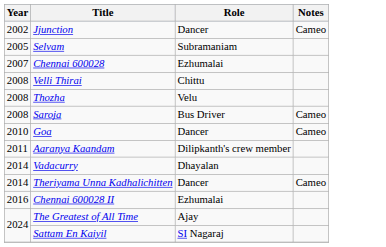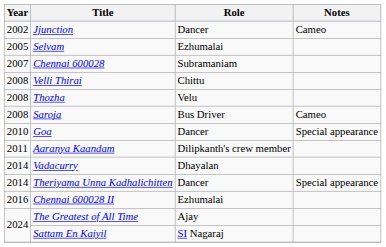(207, 47) Subramaniam -> (200, 47) Ezhumalai
(200, 64) Ezhumalai -> (207, 64) Subramaniam
(311, 132) Cameo -> (337, 132) Special appearance
(311, 183) Cameo -> (337, 183) Special appearance
